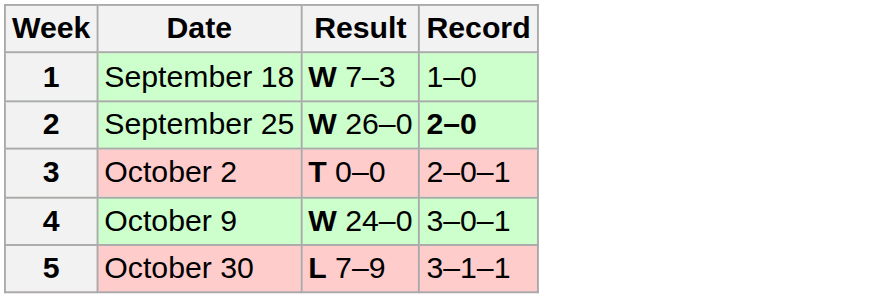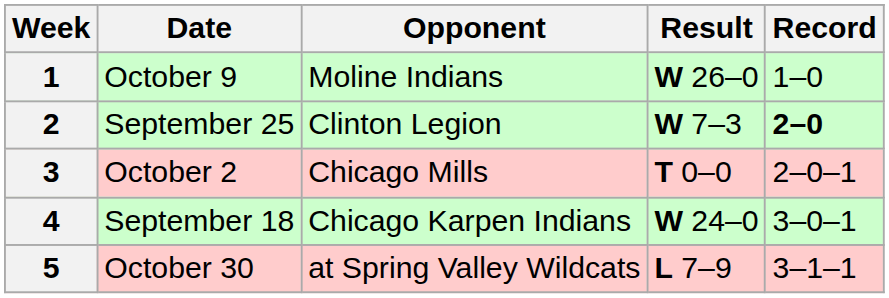+ column: (474, 28)
(199, 76) September 18 -> (171, 76) October 9
(352, 76) W 7–3 -> (707, 76) W 26–0
(360, 124) W 26–0 -> (698, 124) W 7–3
(171, 220) October 9 -> (199, 220) September 18
